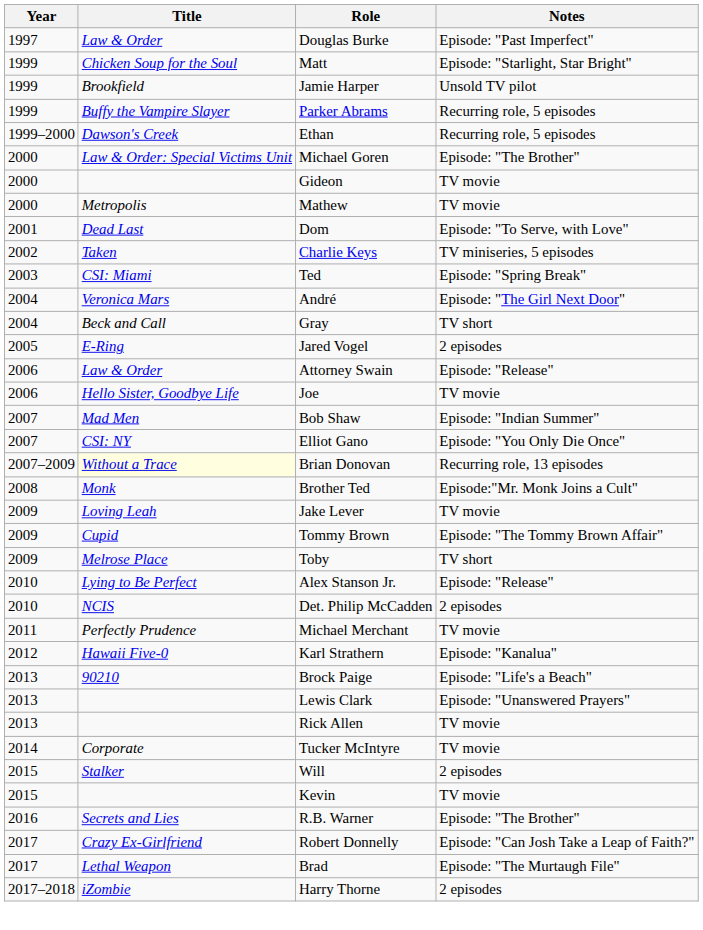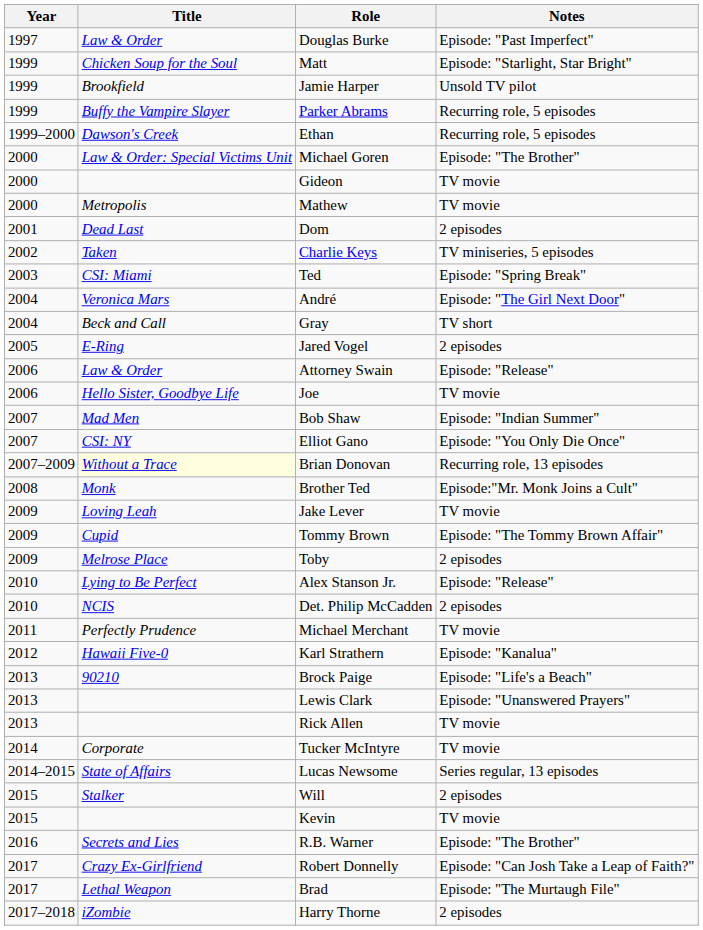(534, 228) Episode: "To Serve, with Love" -> (471, 228) 2 episodes
(466, 559) TV short -> (471, 559) 2 episodes
+ row: (348, 771)
